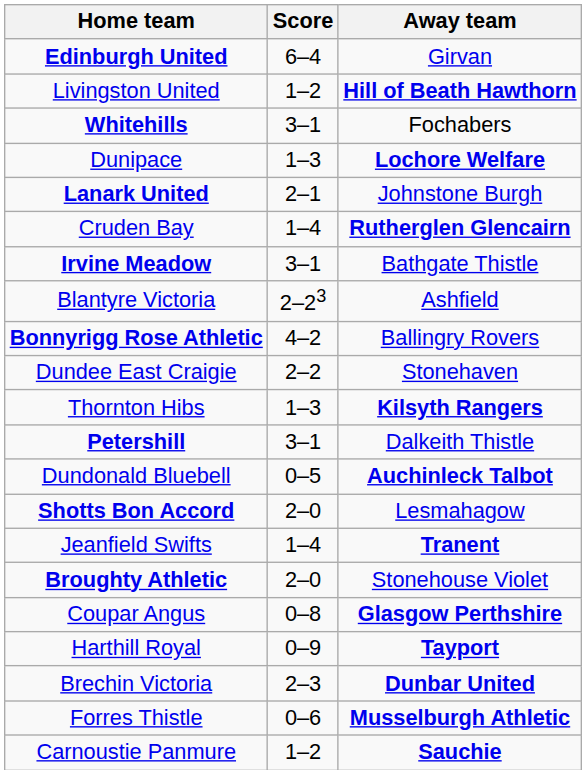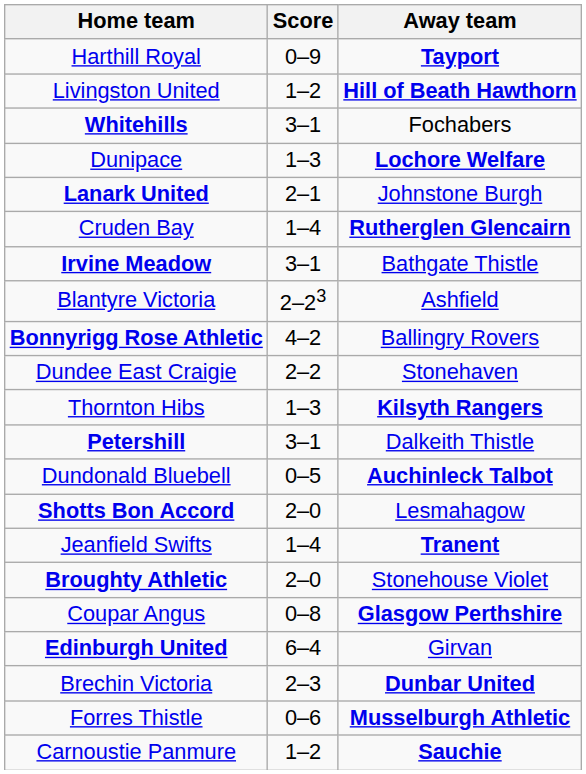rows swapped: (136, 648) <-> (136, 56)
